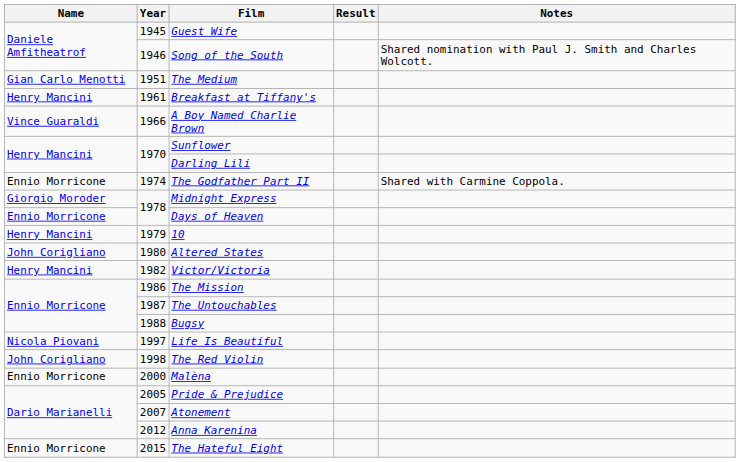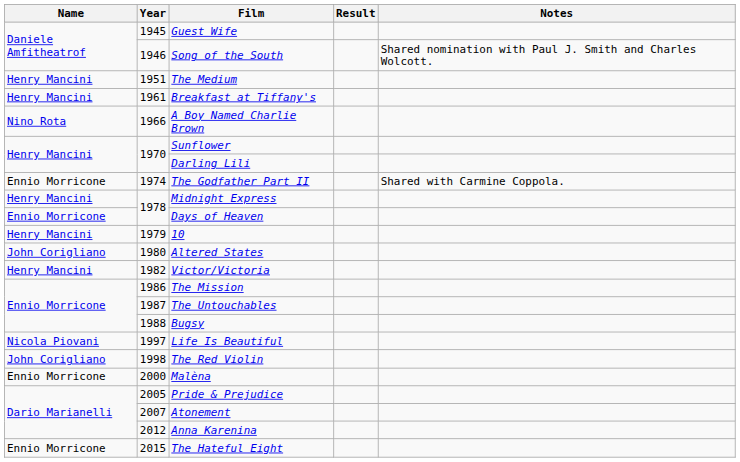(66, 79) Gian Carlo Menotti -> (50, 79) Henry Mancini
(53, 121) Vince Guaraldi -> (37, 121) Nino Rota
(56, 199) Giorgio Moroder -> (50, 199) Henry Mancini
